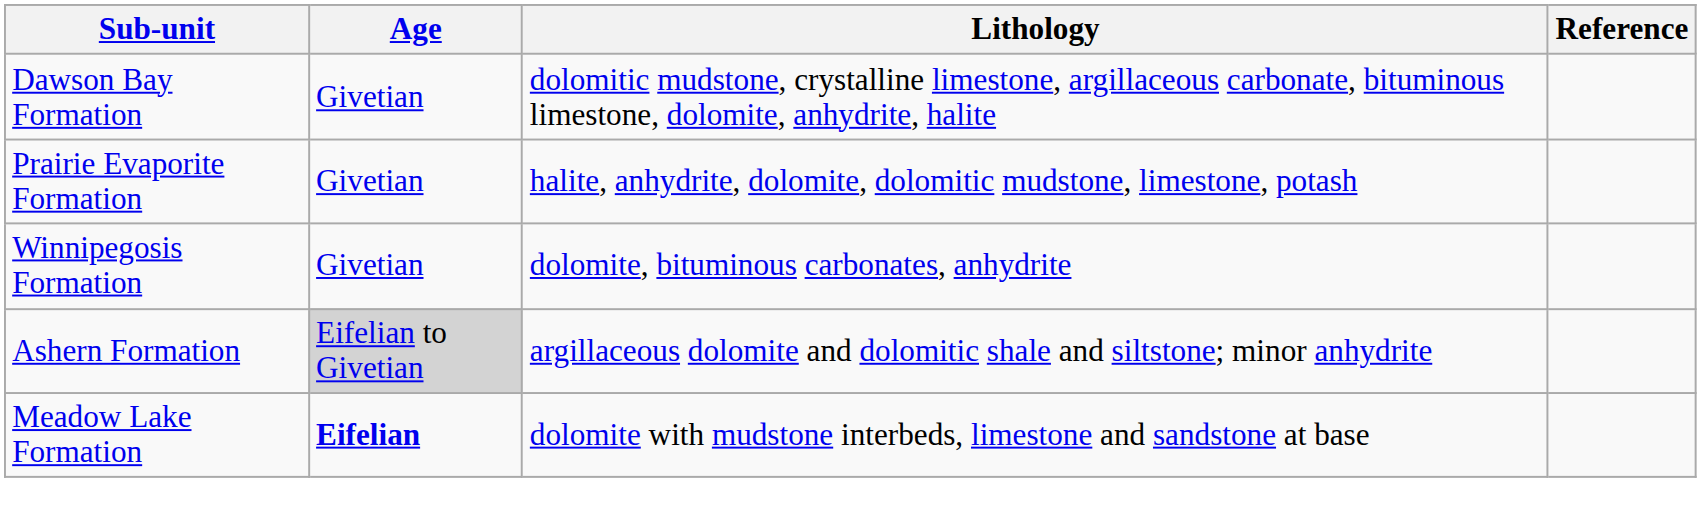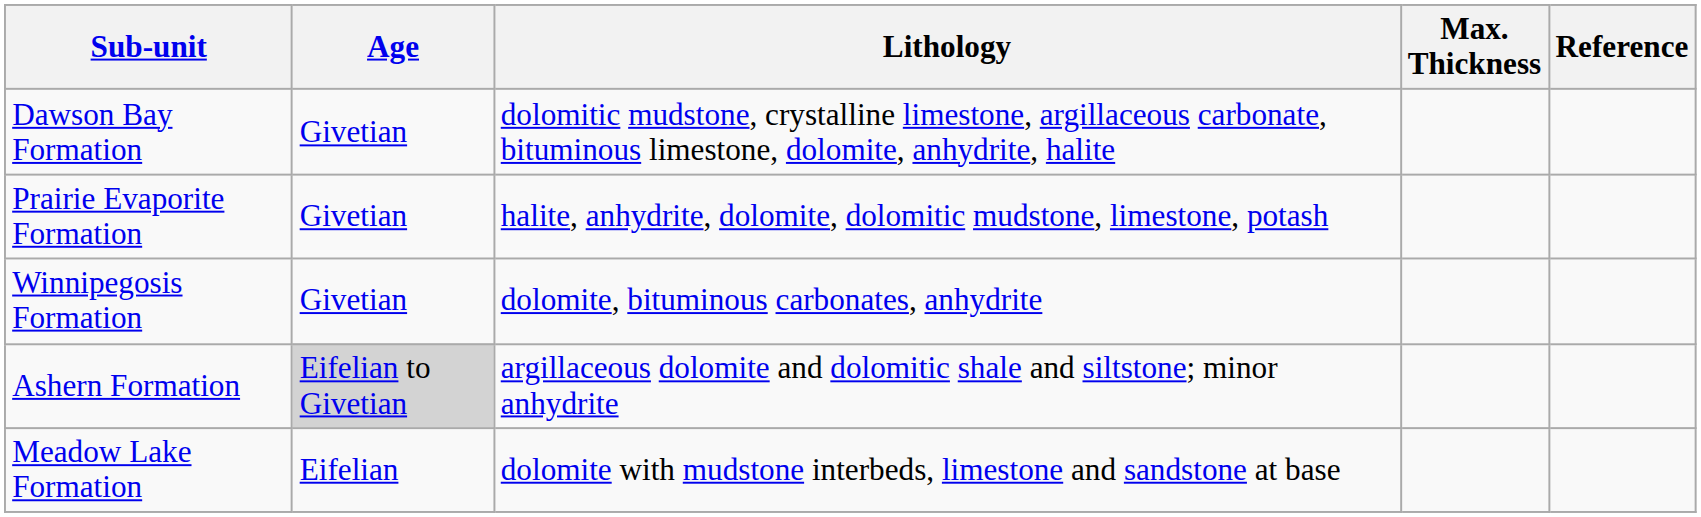+ column: (1474, 46)
(368, 434) bold -> (349, 469) normal
